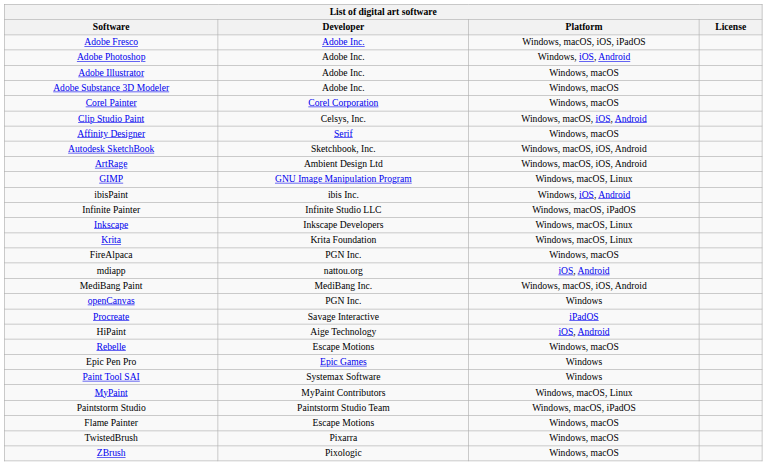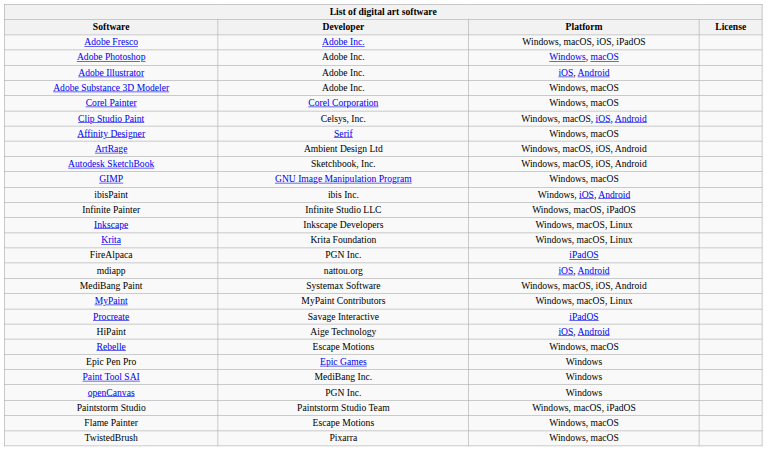(584, 57) Windows, iOS, Android -> (584, 57) Windows, macOS
(584, 73) Windows, macOS -> (584, 73) iOS, Android
rows swapped: (111, 164) <-> (111, 149)
(584, 179) Windows, macOS, Linux -> (584, 179) Windows, macOS
(584, 255) Windows, macOS -> (584, 255) iPadOS
(343, 286) MediBang Inc. -> (343, 286) Systemax Software
rows swapped: (111, 301) <-> (111, 392)
(343, 377) Systemax Software -> (343, 377) MediBang Inc.
- row: (111, 453)
